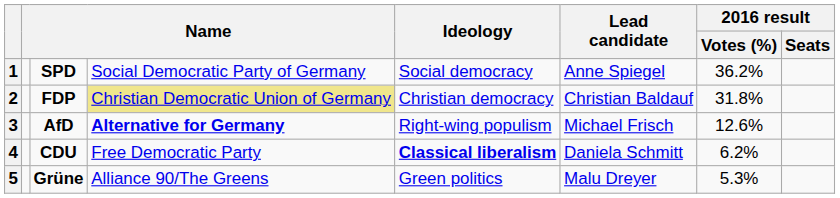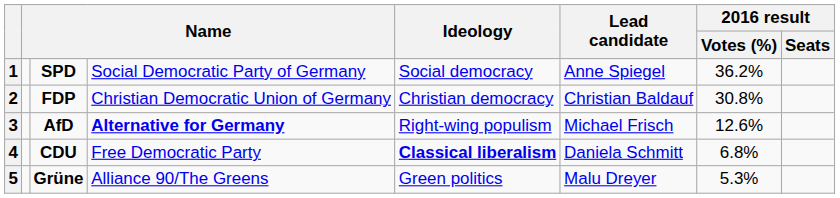(241, 98) khaki background -> (241, 98) no background
(739, 98) 31.8% -> (739, 98) 30.8%
(739, 152) 6.2% -> (739, 152) 6.8%
